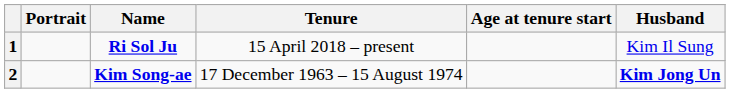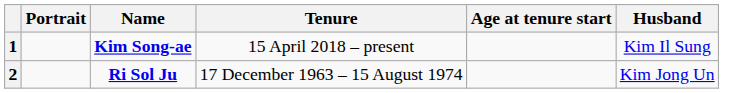(143, 46) Ri Sol Ju -> (143, 46) Kim Song-ae
(143, 74) Kim Song-ae -> (143, 74) Ri Sol Ju
(670, 74) bold -> (667, 74) normal
